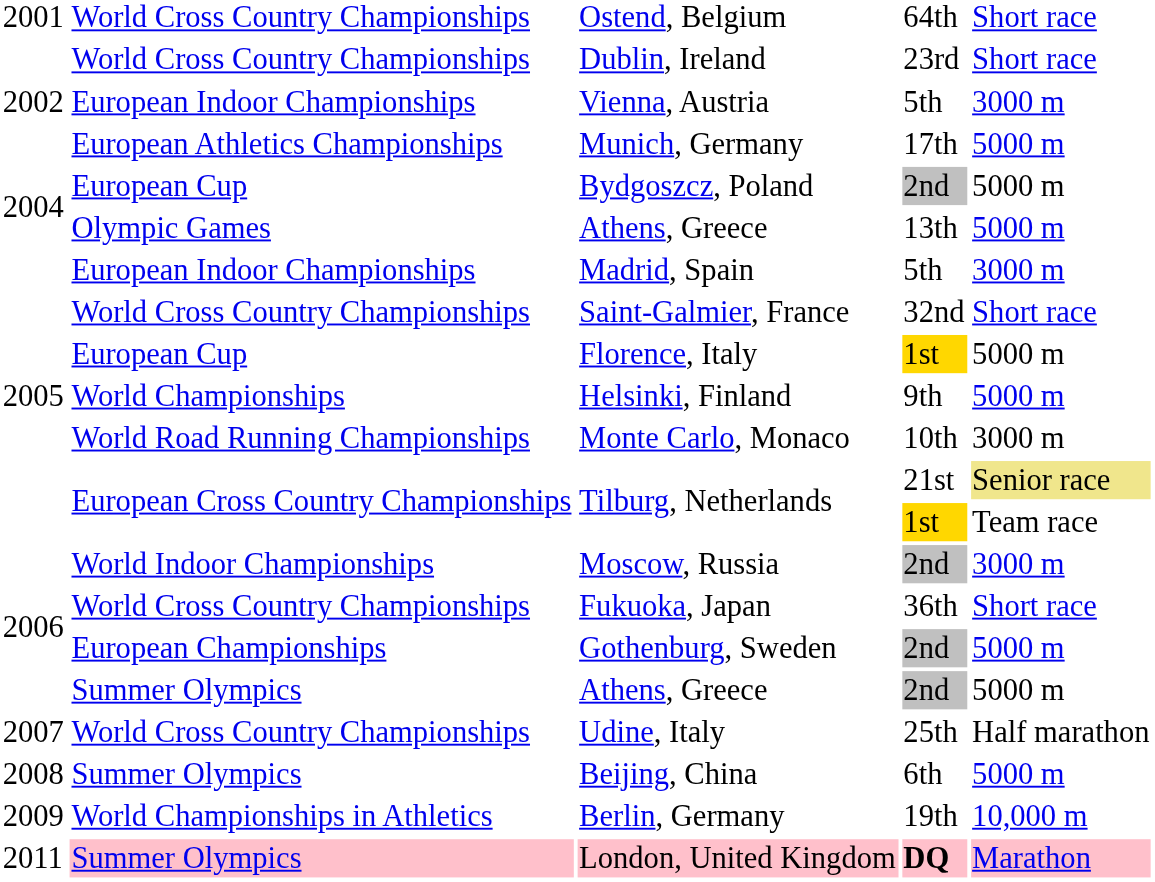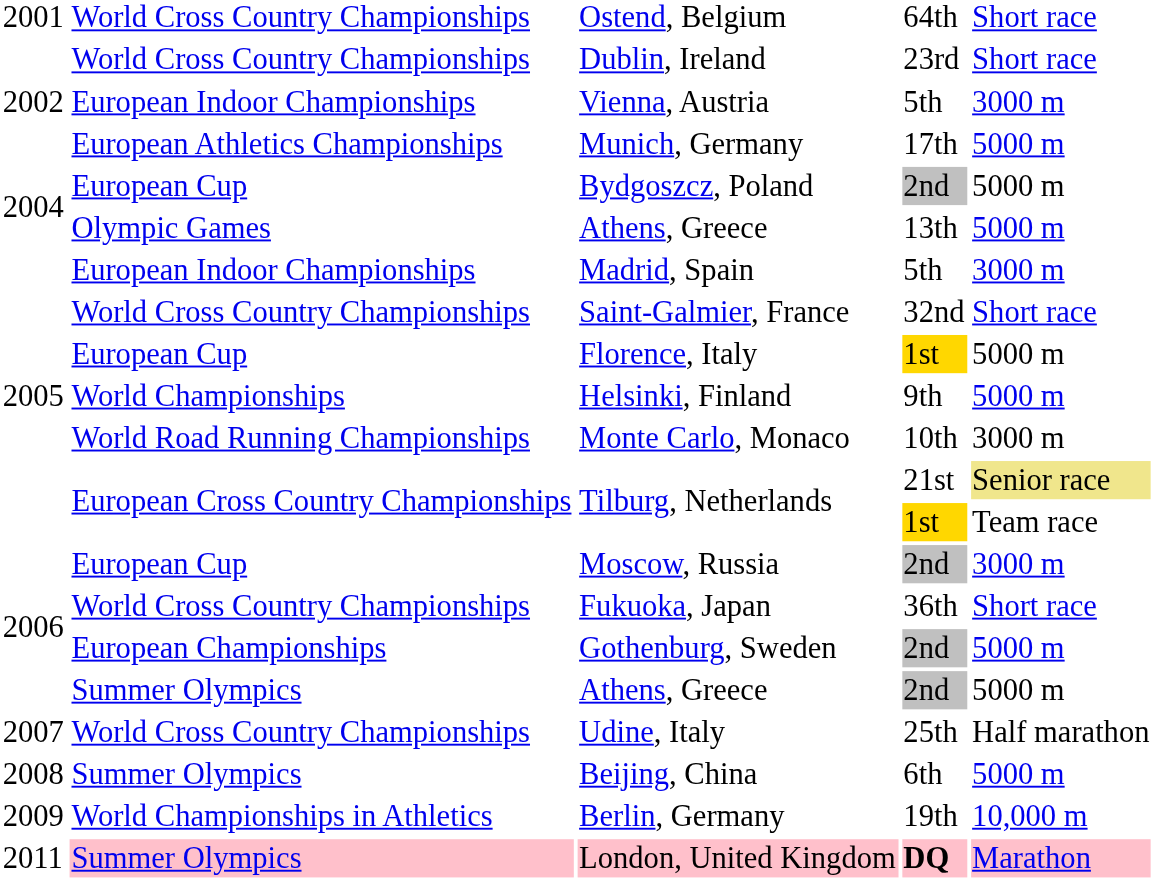(253, 563) World Indoor Championships -> (159, 563) European Cup
